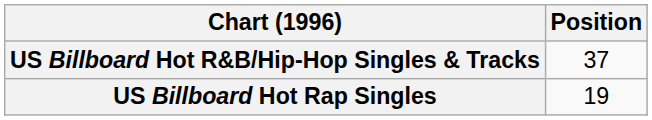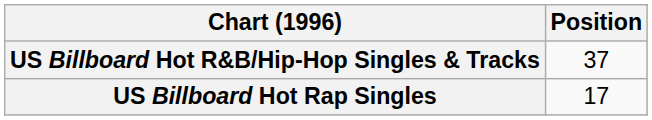(596, 96) 19 -> (596, 96) 17
